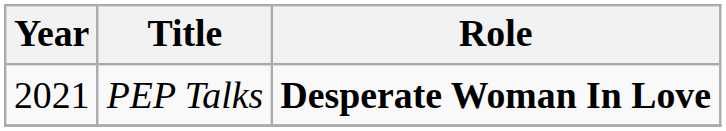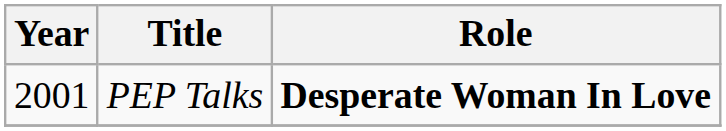(52, 94) 2021 -> (52, 94) 2001
